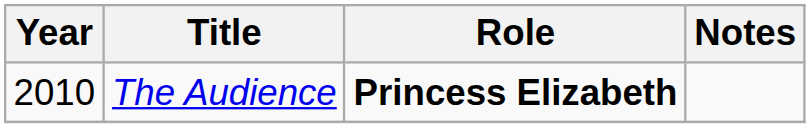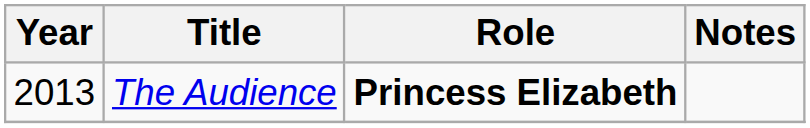(54, 91) 2010 -> (54, 91) 2013
